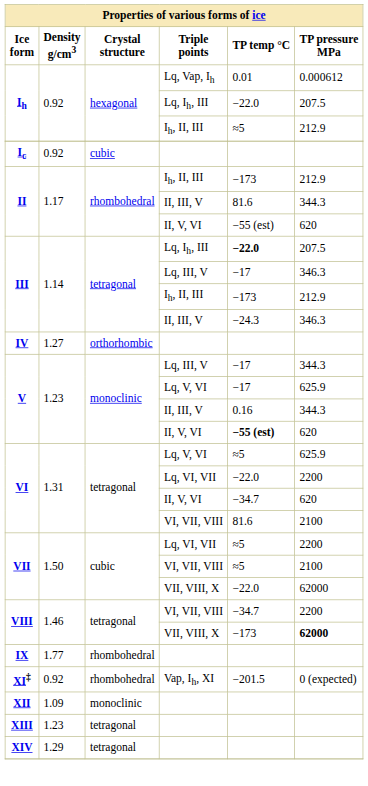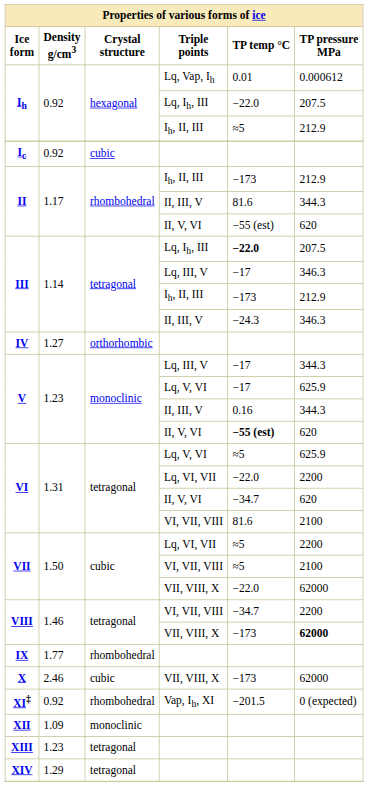+ row: (22, 677)
